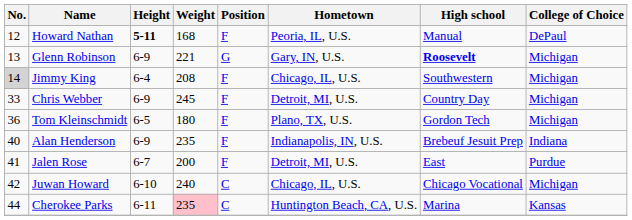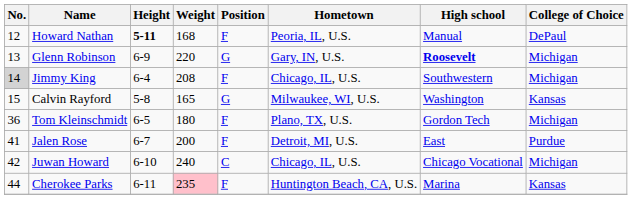(186, 57) 221 -> (186, 57) 220
+ row: (72, 99)
- row: (67, 99)
- row: (74, 141)
(225, 204) C -> (224, 183) F
